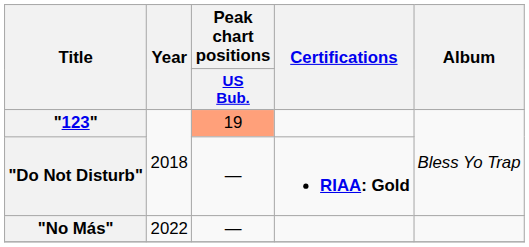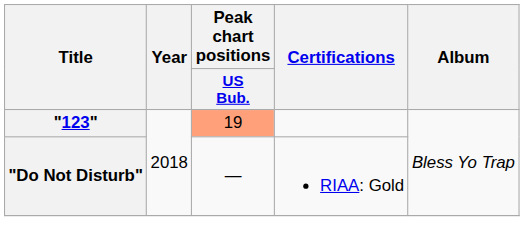(344, 185) bold -> (341, 185) normal
- row: (76, 228)
